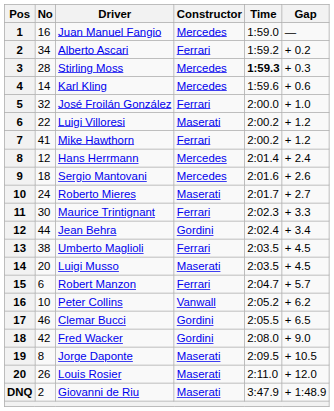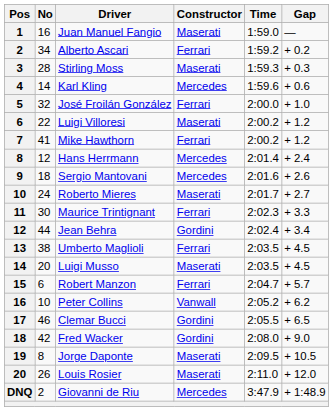(202, 32) Mercedes -> (199, 32) Maserati
(202, 68) Mercedes -> (199, 68) Maserati
(263, 68) bold -> (263, 68) normal
(199, 393) Maserati -> (202, 393) Mercedes
